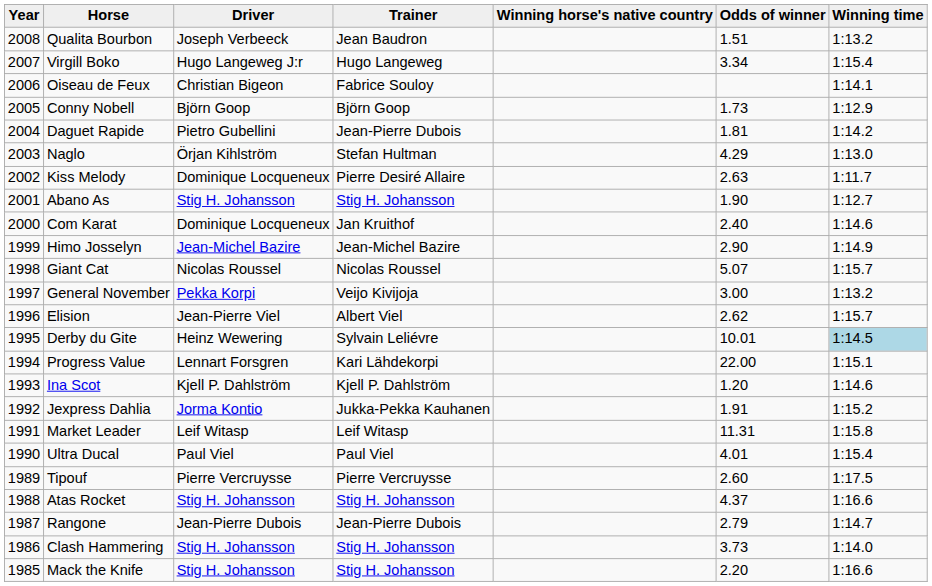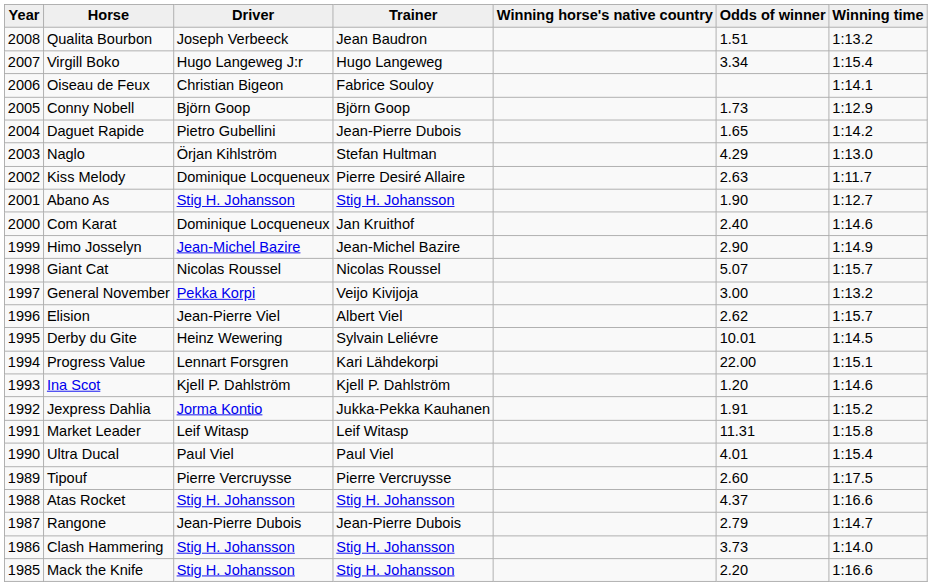(734, 131) 1.81 -> (734, 131) 1.65
(853, 339) lightblue background -> (853, 339) no background
